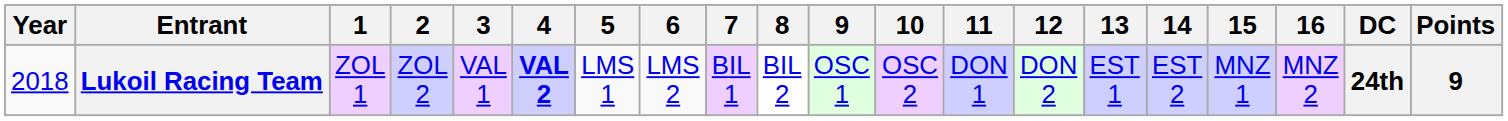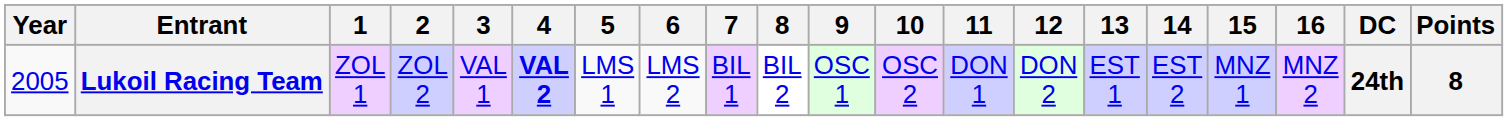(40, 80) 2018 -> (40, 80) 2005
(1456, 80) 9 -> (1456, 80) 8
